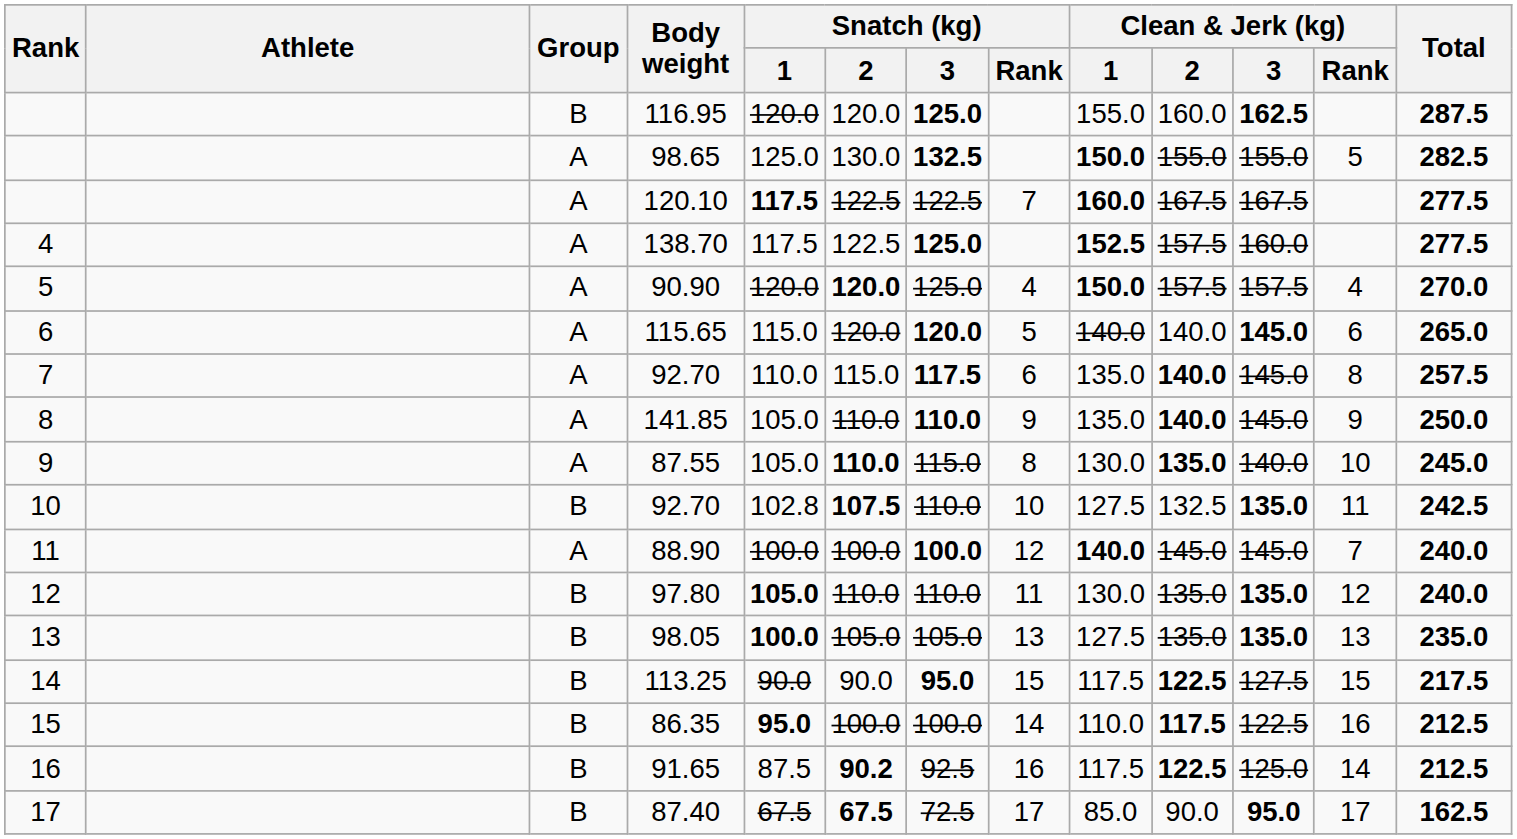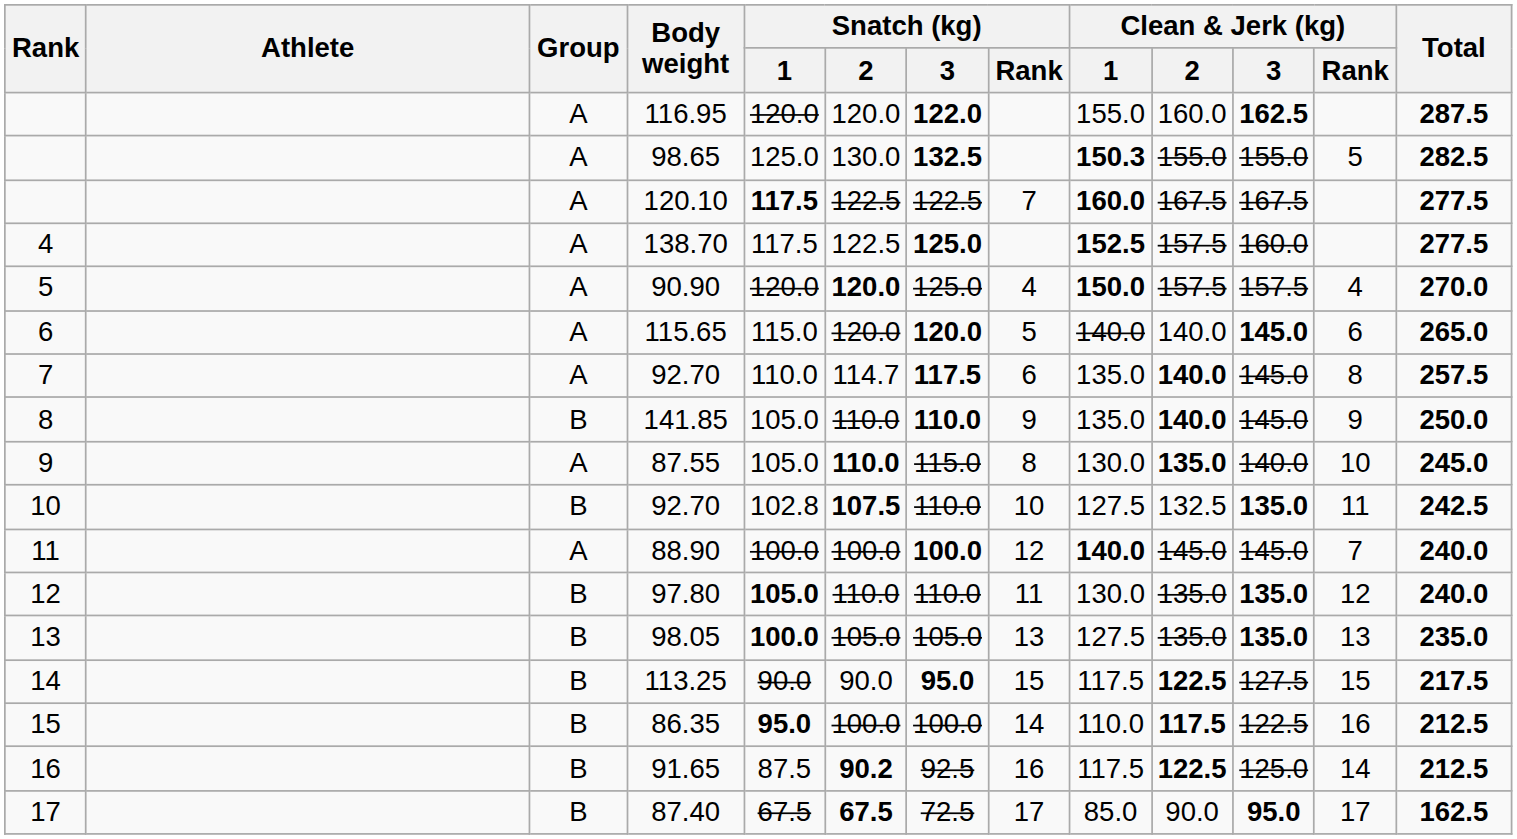(578, 113) B -> (578, 113) A
(948, 113) 125.0 -> (948, 113) 122.0
(1111, 157) 150.0 -> (1111, 157) 150.3
(866, 375) 115.0 -> (866, 375) 114.7
(578, 419) A -> (578, 419) B
